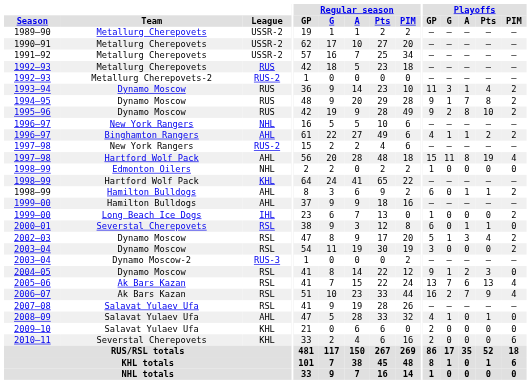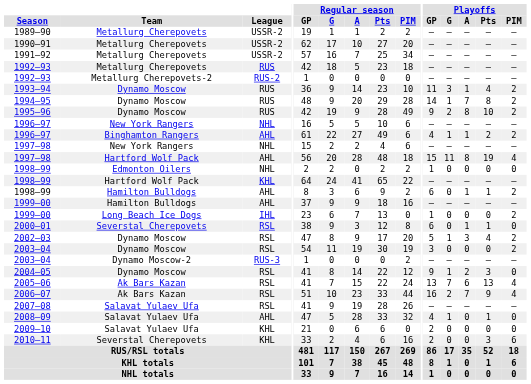(431, 101) 9 -> (432, 101) 14
(267, 146) RUS-2 -> (267, 146) NHL
(488, 340) 0 -> (488, 340) 3
